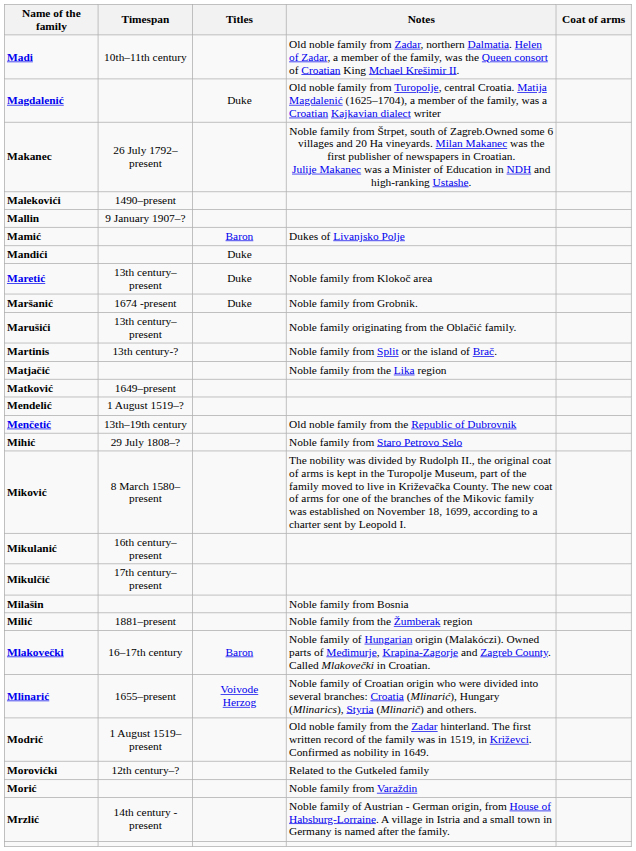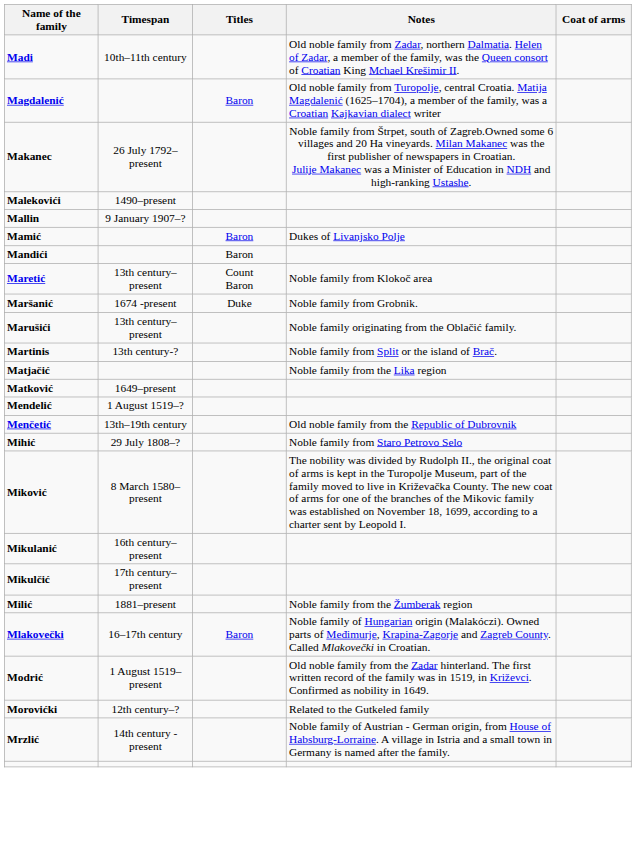(239, 100) Duke -> (239, 100) Baron
(239, 254) Duke -> (239, 254) Baron
(239, 279) Duke -> (239, 279) Count Baron
- row: (25, 603)
- row: (28, 696)
- row: (22, 788)
